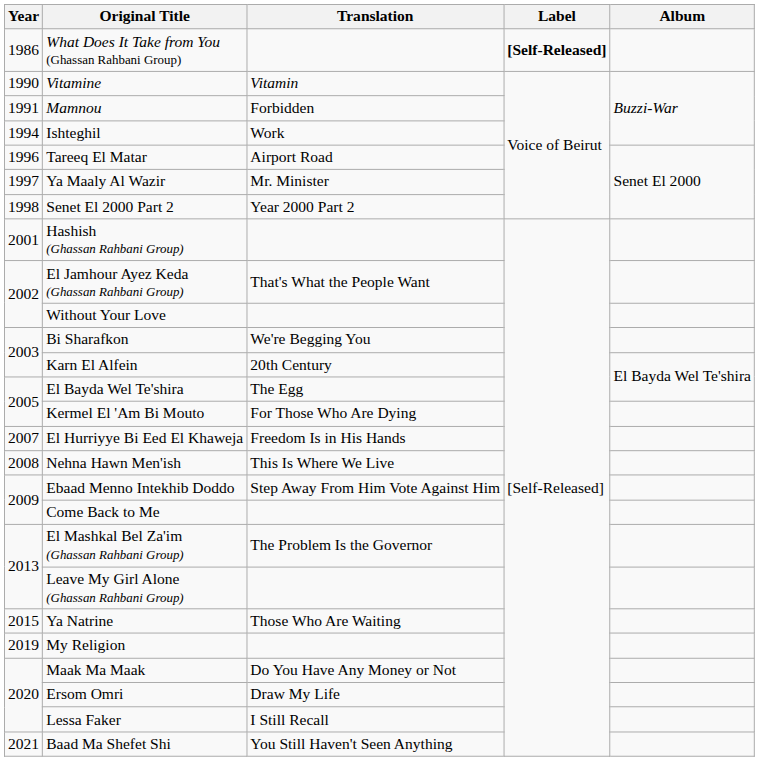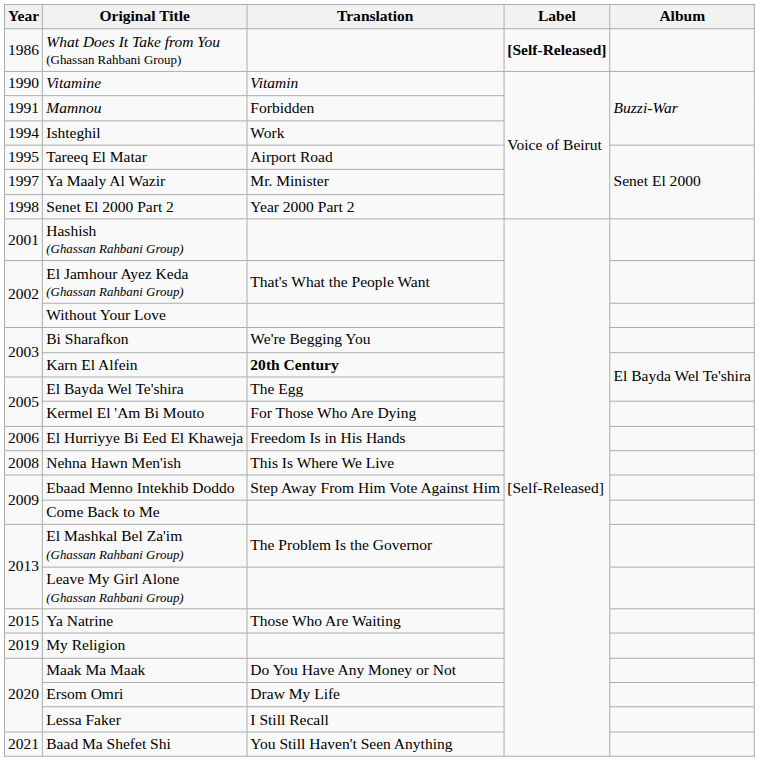(24, 157) 1996 -> (24, 157) 1995
(291, 364) normal -> (295, 364) bold
(24, 438) 2007 -> (24, 438) 2006
